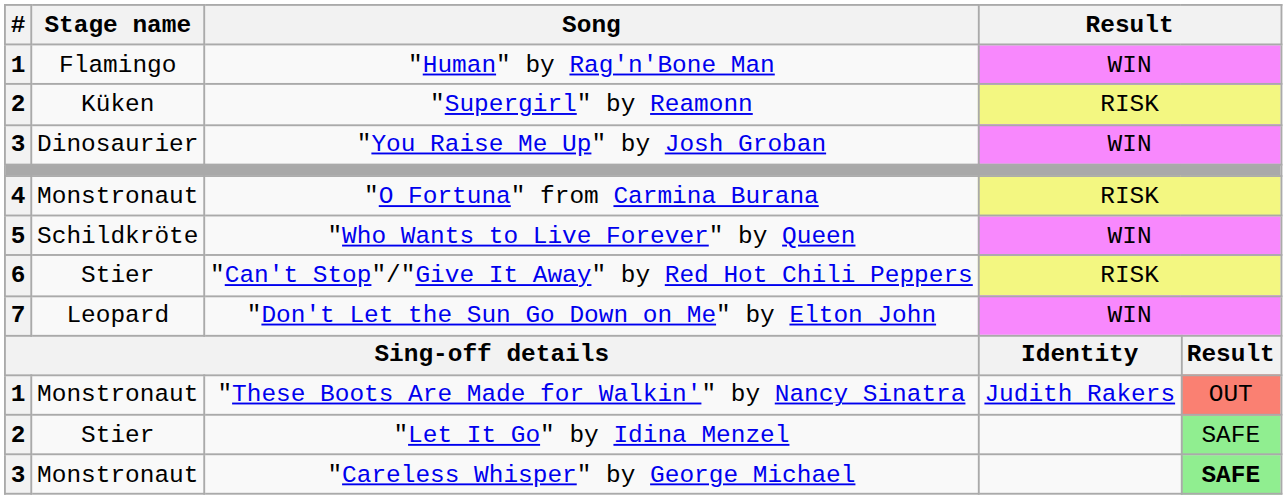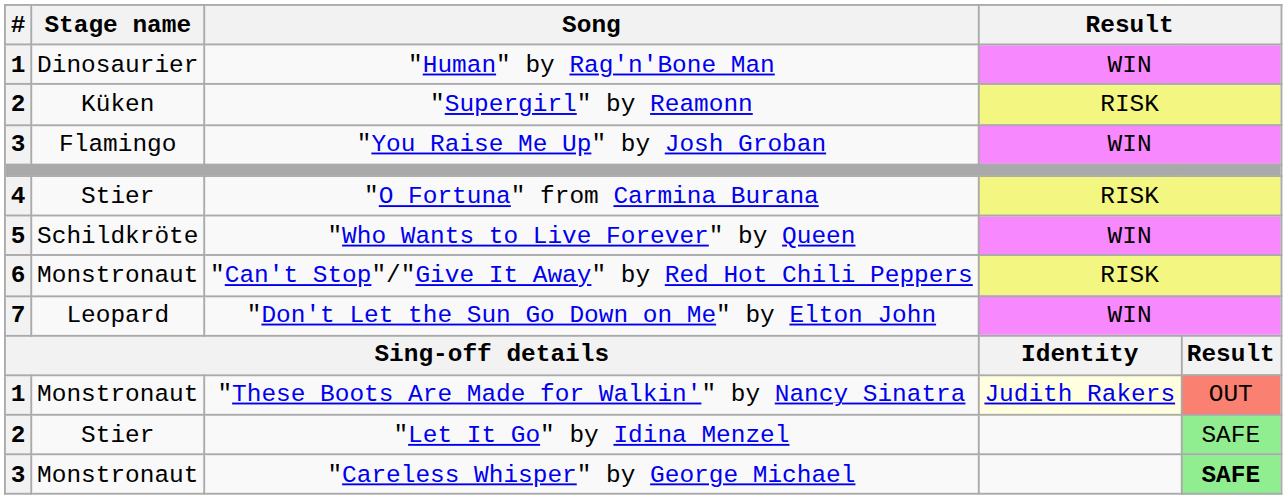(118, 65) Flamingo -> (118, 65) Dinosaurier
(118, 144) Dinosaurier -> (118, 144) Flamingo
(118, 196) Monstronaut -> (118, 196) Stier
(118, 275) Stier -> (118, 275) Monstronaut
(1080, 395) no background -> (1080, 395) lightyellow background
